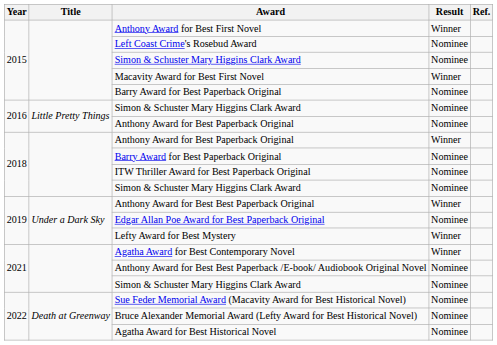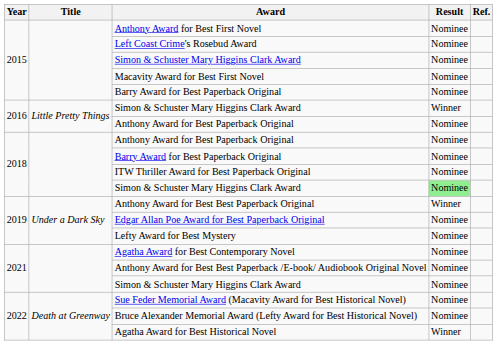(446, 28) Winner -> (450, 28) Nominee
(446, 76) Winner -> (450, 76) Nominee
(450, 108) Nominee -> (446, 108) Winner
(446, 140) Winner -> (450, 140) Nominee
(450, 188) no background -> (450, 188) lightgreen background
(446, 236) Winner -> (450, 236) Nominee
(446, 252) Winner -> (450, 252) Nominee
(450, 332) Nominee -> (446, 332) Winner
